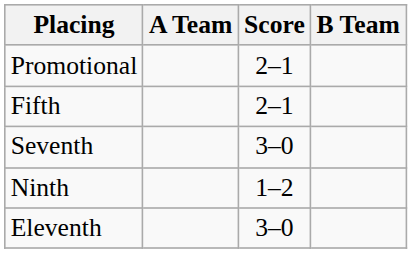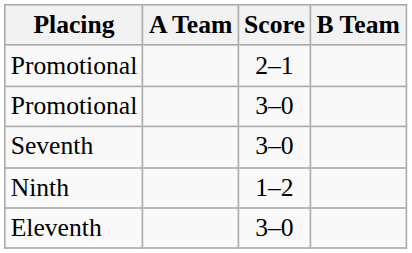+ row: (74, 106)
- row: (36, 106)
